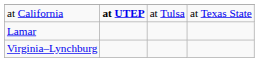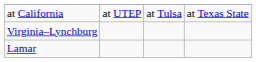(123, 13) bold -> (122, 13) normal
rows swapped: (22, 31) <-> (52, 48)
